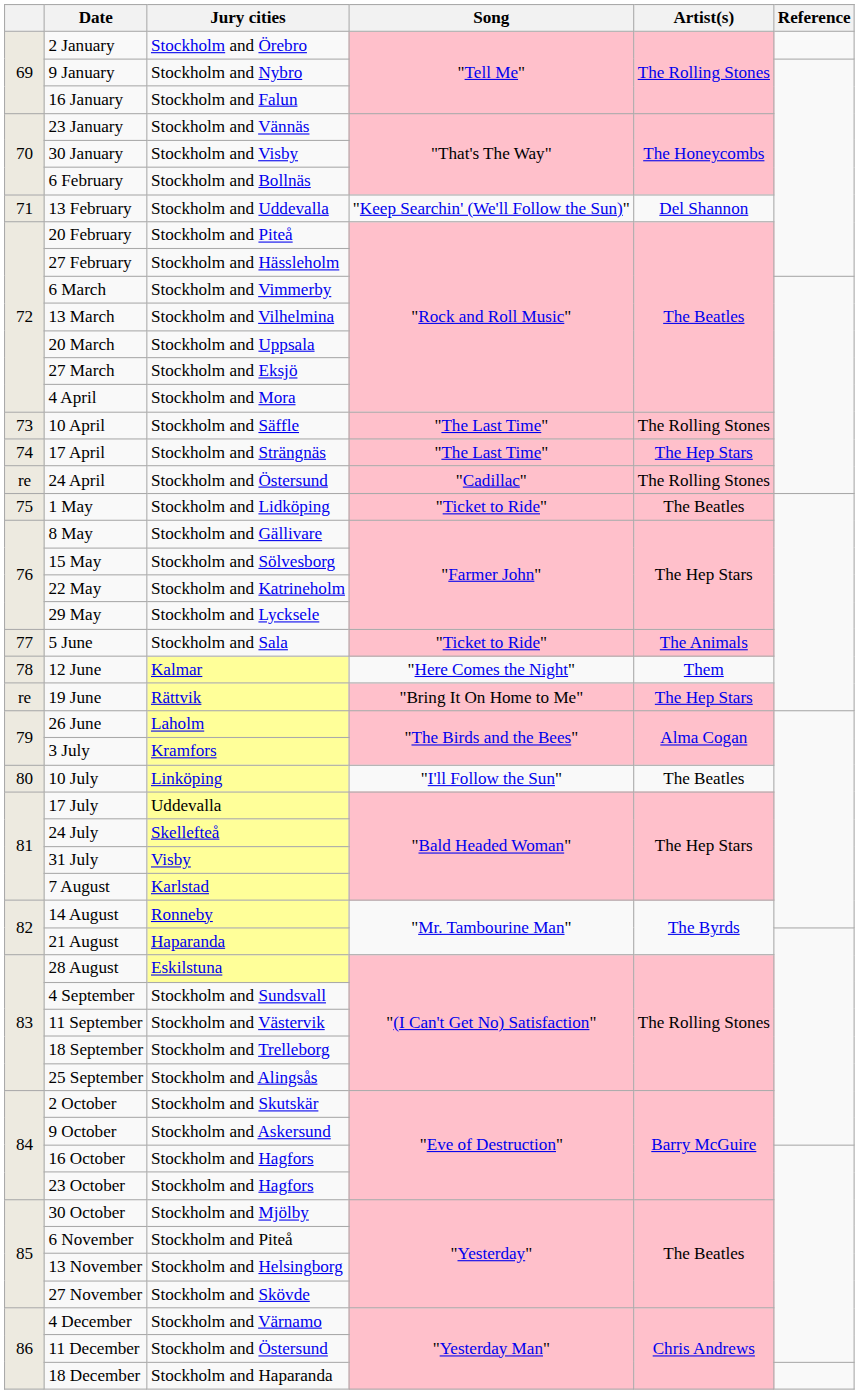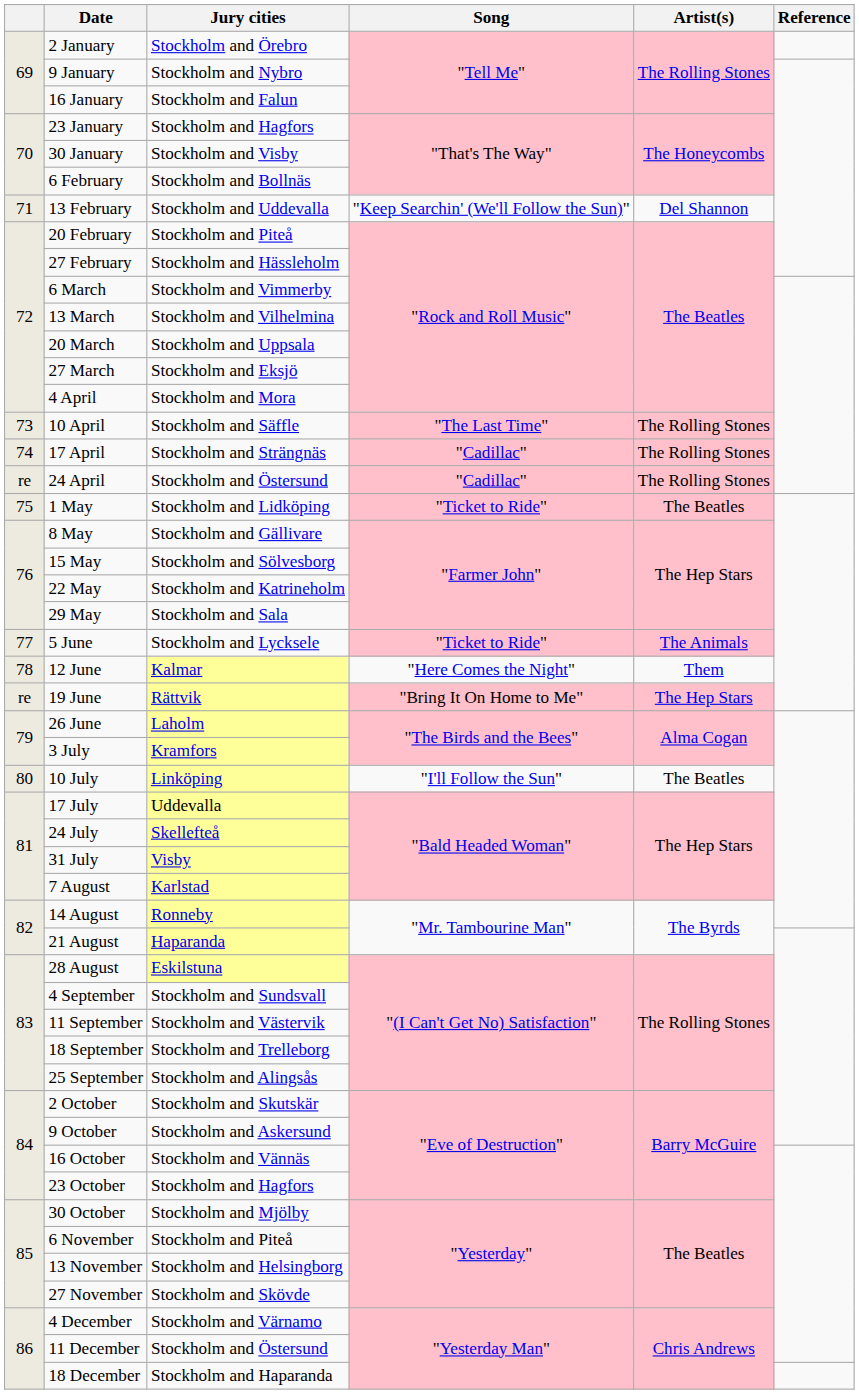(230, 126) Stockholm and Vännäs -> (232, 126) Stockholm and Hagfors
(491, 452) "The Last Time" -> (491, 452) "Cadillac"
(704, 452) The Hep Stars -> (704, 452) The Rolling Stones
(235, 615) Stockholm and Lycksele -> (219, 615) Stockholm and Sala
(219, 642) Stockholm and Sala -> (235, 642) Stockholm and Lycksele
(232, 1158) Stockholm and Hagfors -> (230, 1158) Stockholm and Vännäs
